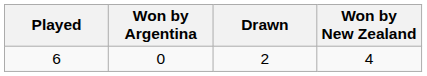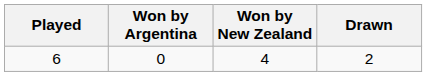columns swapped: (369, 25) <-> (265, 25)
